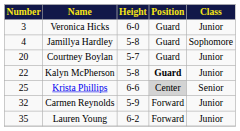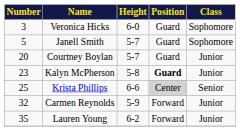(211, 27) Junior -> (211, 27) Sophomore
- row: (80, 42)
+ row: (80, 42)
(24, 73) 22 -> (24, 73) 23
